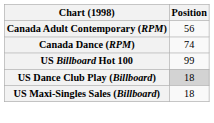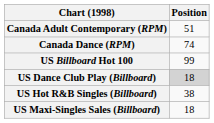(189, 28) 56 -> (189, 28) 51
+ row: (87, 93)
